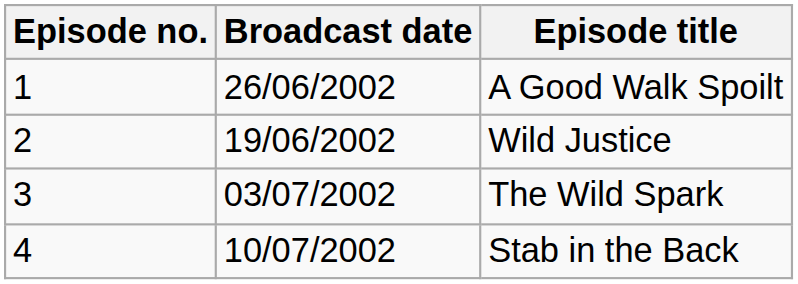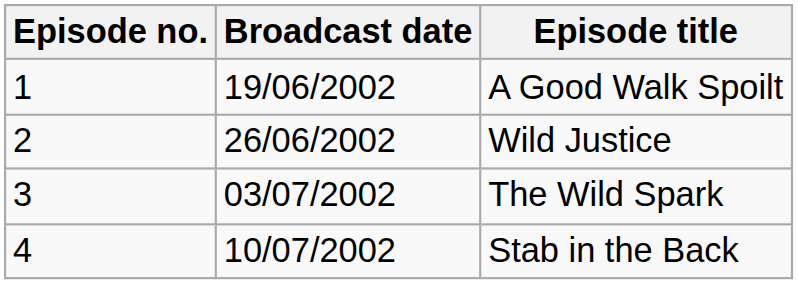(310, 86) 26/06/2002 -> (310, 86) 19/06/2002
(310, 140) 19/06/2002 -> (310, 140) 26/06/2002
